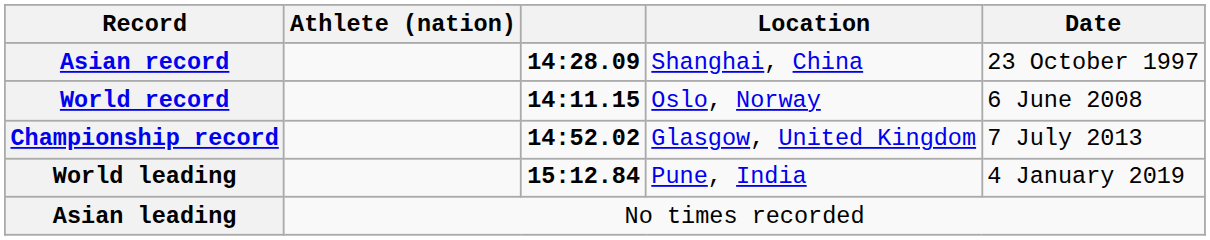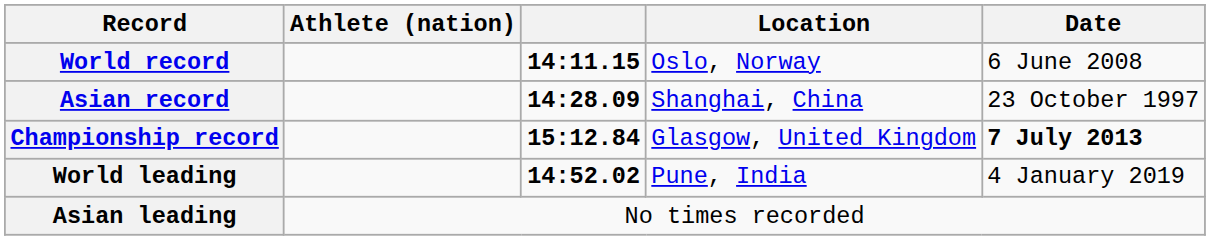rows swapped: (145, 101) <-> (145, 62)
(584, 139) 14:52.02 -> (584, 139) 15:12.84
(1065, 139) normal -> (1065, 139) bold
(584, 177) 15:12.84 -> (584, 177) 14:52.02
